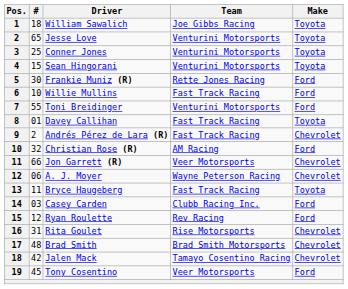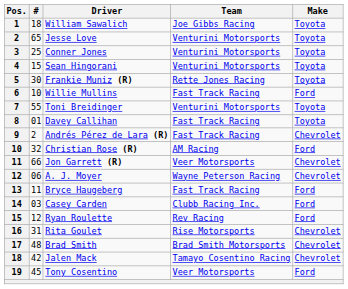(305, 80) Ford -> (310, 80) Toyota
(305, 108) Ford -> (310, 108) Toyota
(310, 190) Toyota -> (305, 190) Ford
